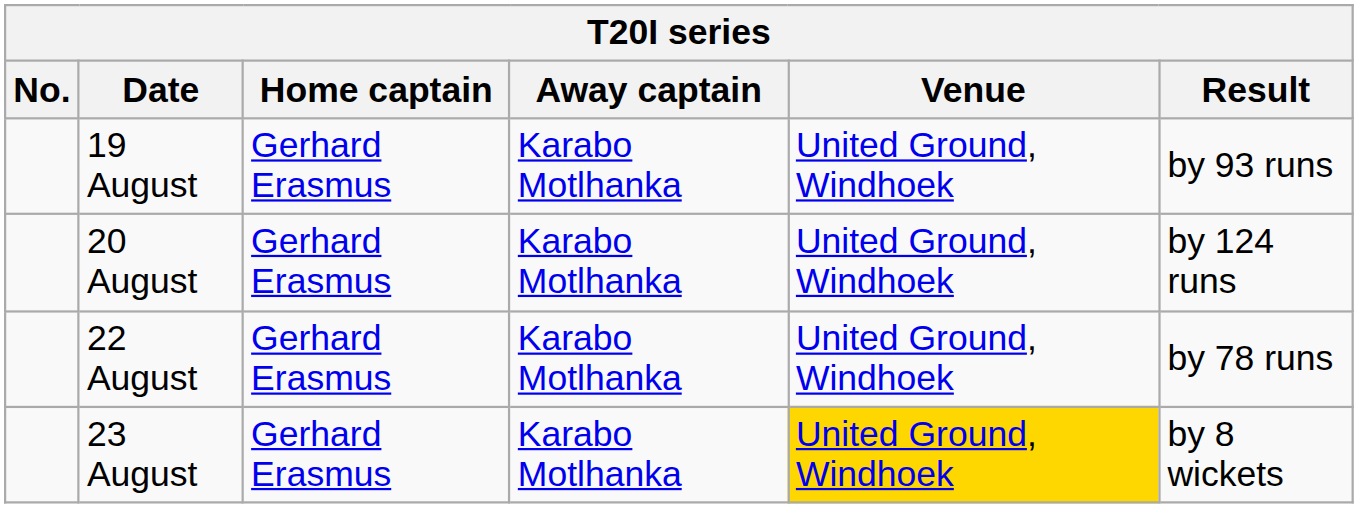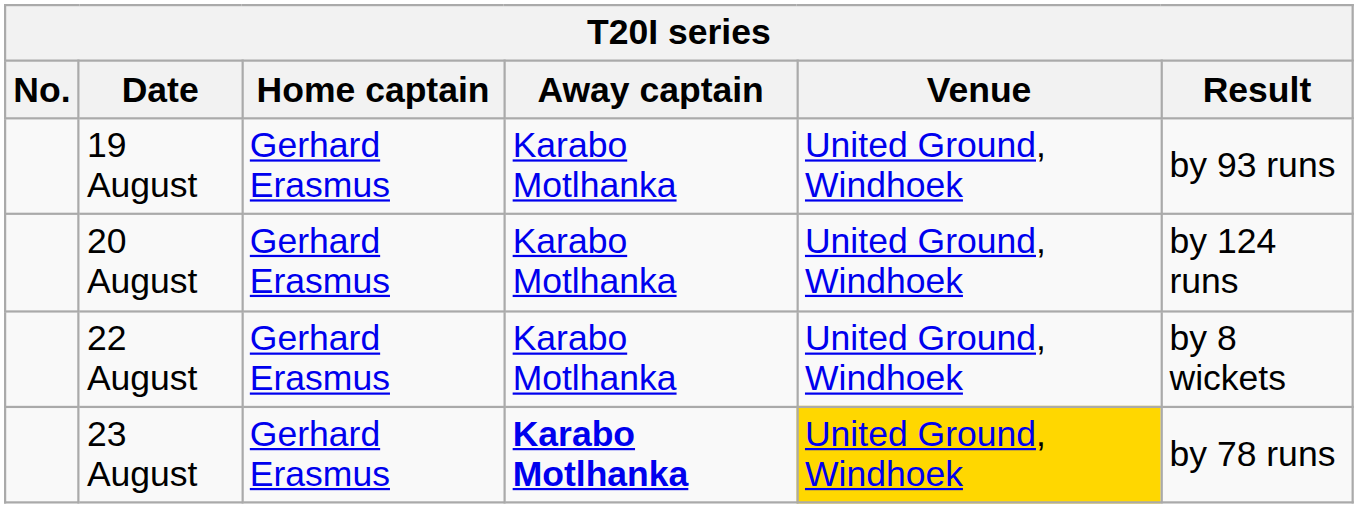(1250, 357) by 78 runs -> (1228, 357) by 8 wickets
(600, 454) normal -> (600, 454) bold
(1226, 454) by 8 wickets -> (1252, 454) by 78 runs
